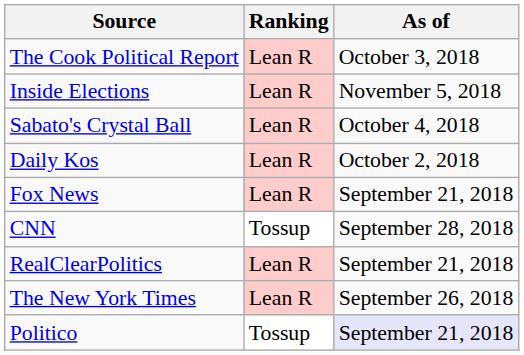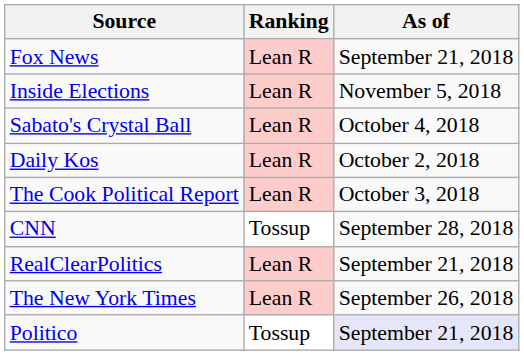rows swapped: (124, 56) <-> (54, 194)
